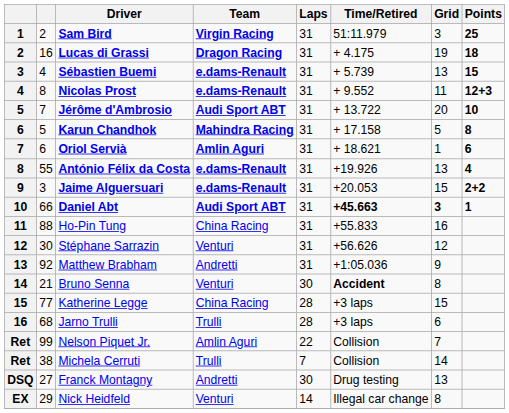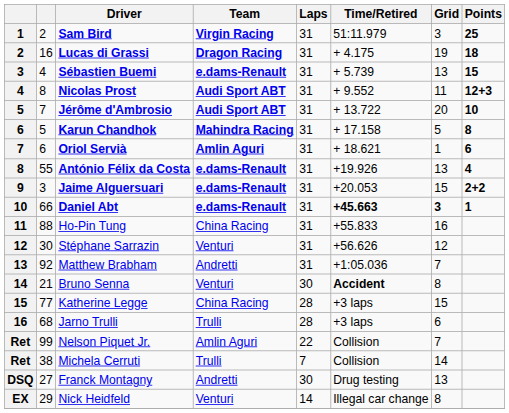(241, 91) e.dams-Renault -> (241, 91) Audi Sport ABT
(241, 207) Audi Sport ABT -> (241, 207) e.dams-Renault
(438, 264) 9 -> (438, 264) 7
